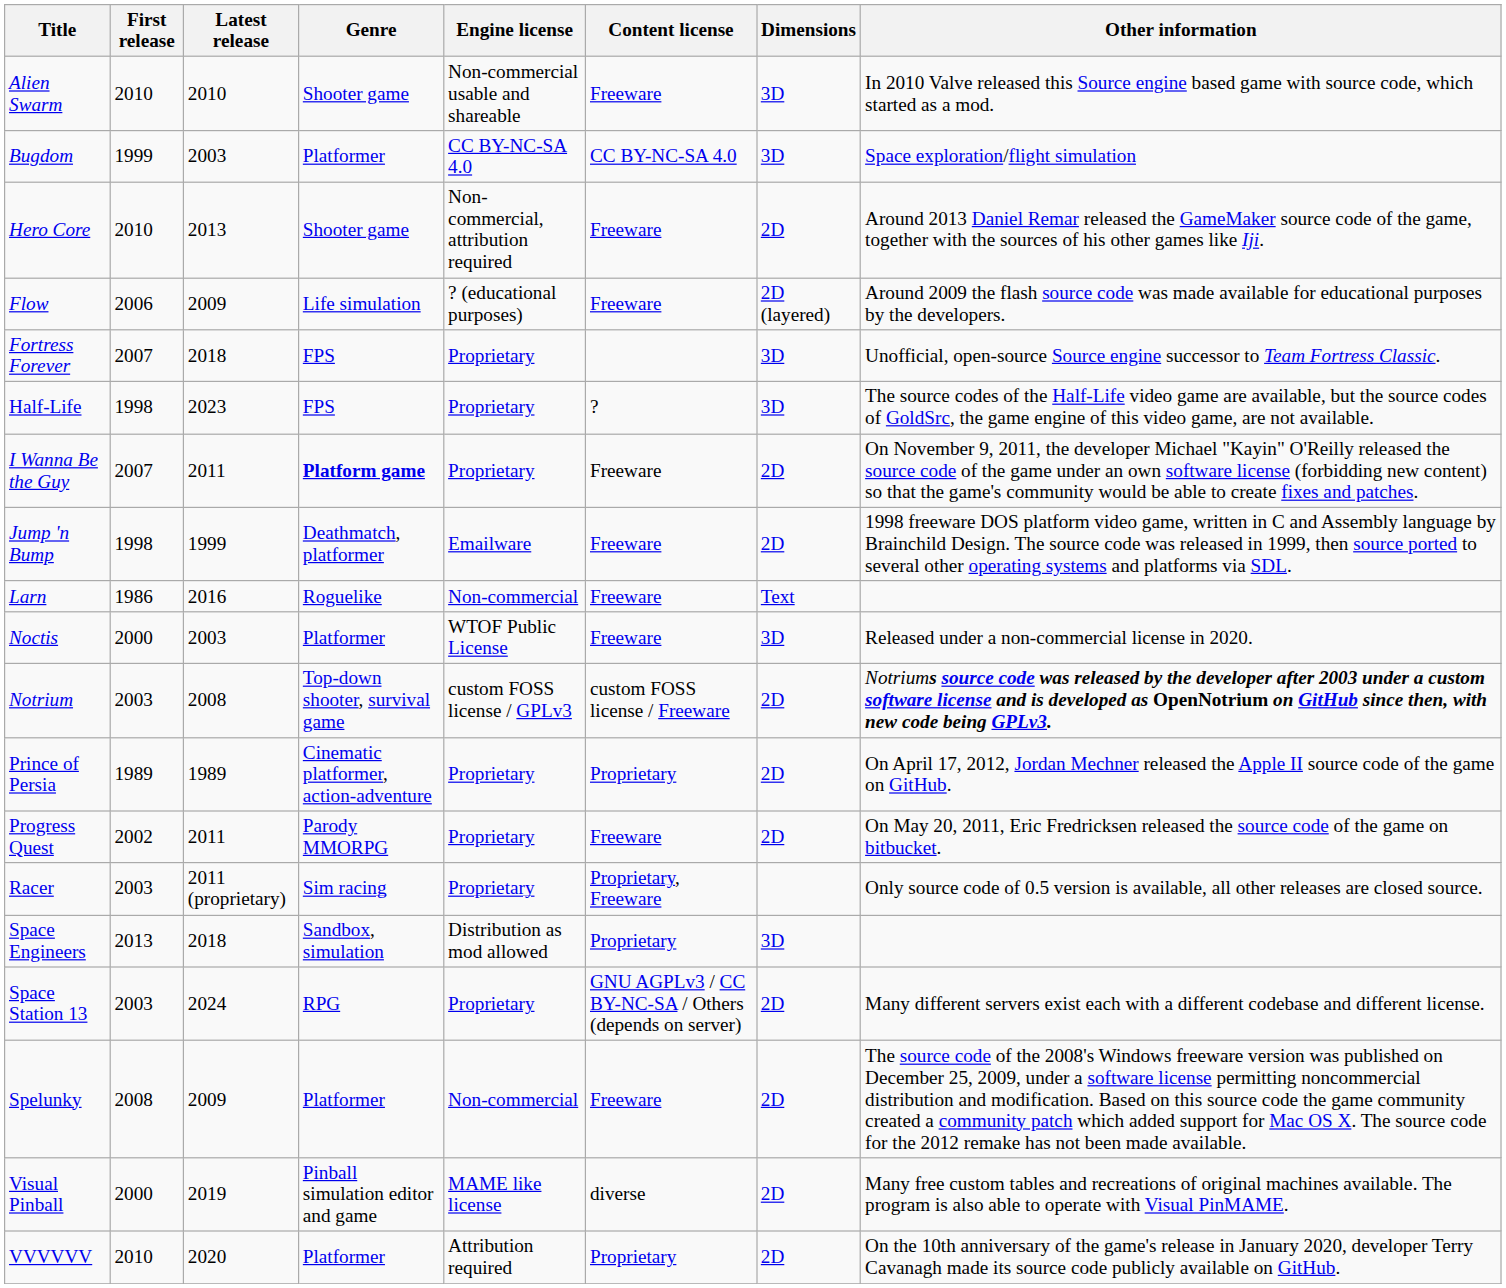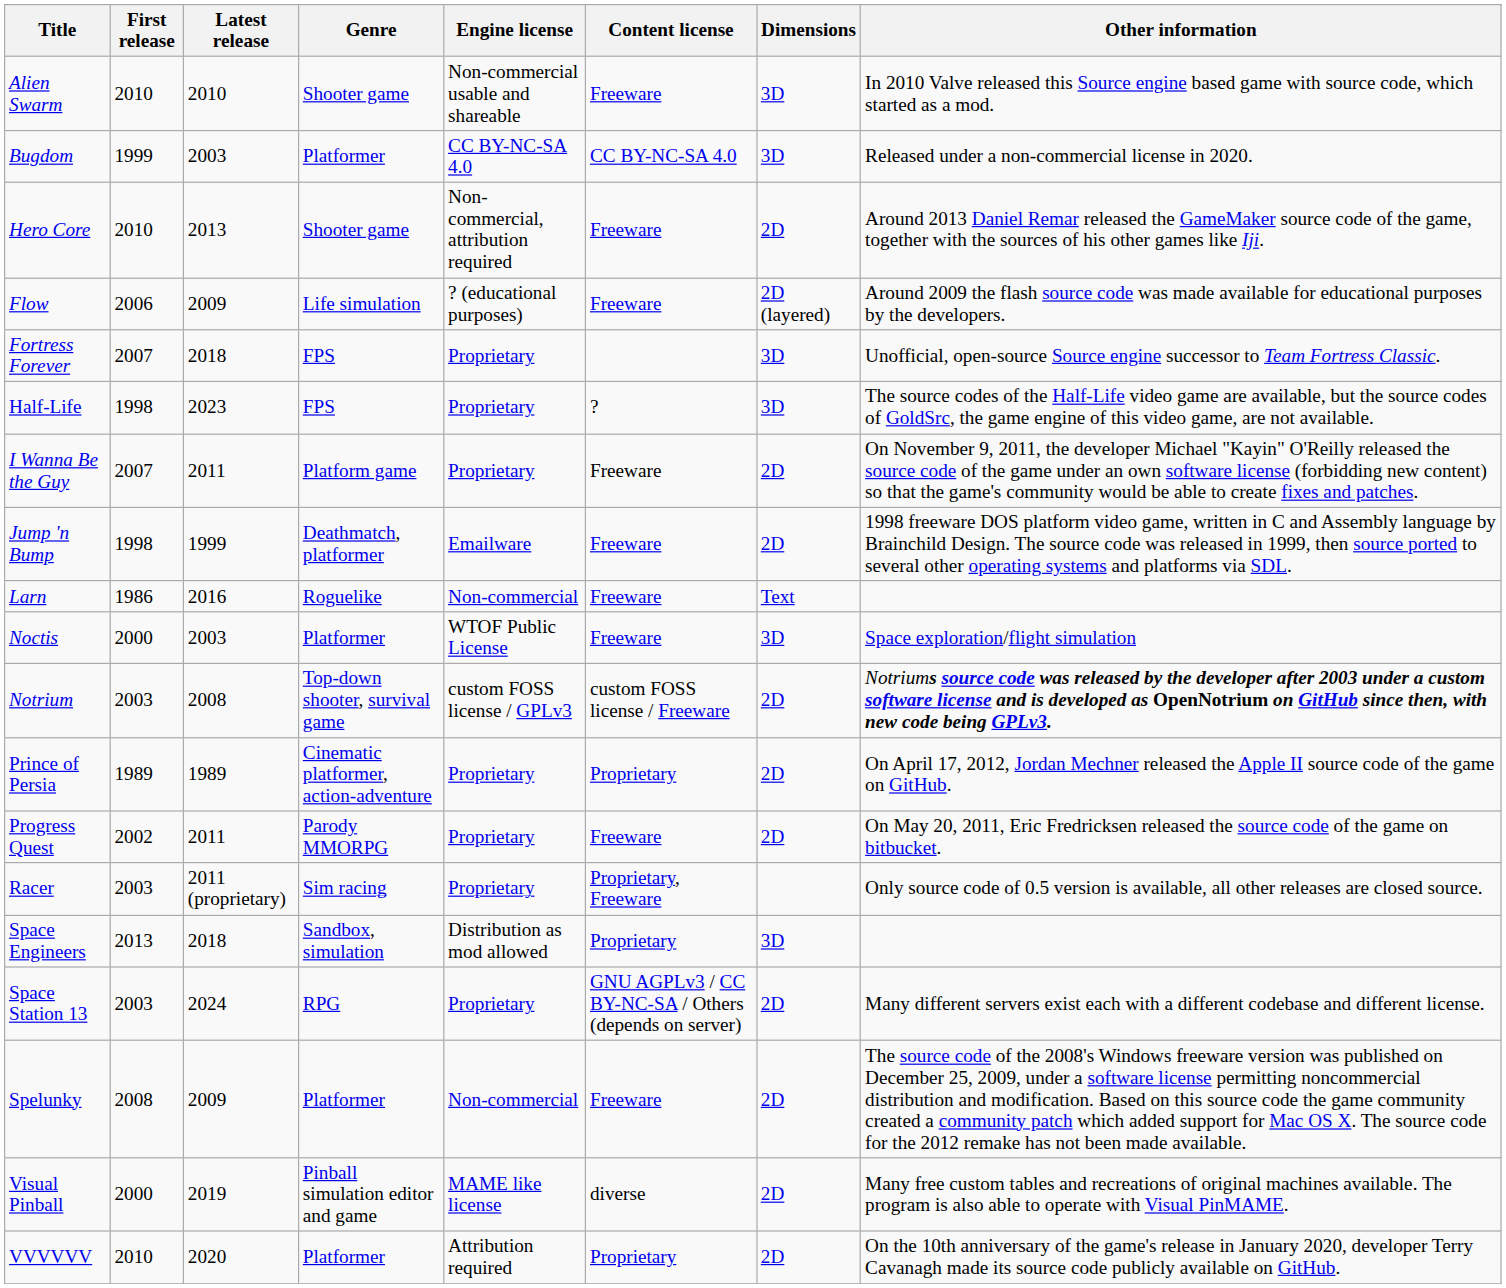(1001, 156) Space exploration/flight simulation -> (1059, 156) Released under a non-commercial license in 2020.
(364, 470) bold -> (360, 470) normal
(1059, 637) Released under a non-commercial license in 2020. -> (1001, 637) Space exploration/flight simulation
